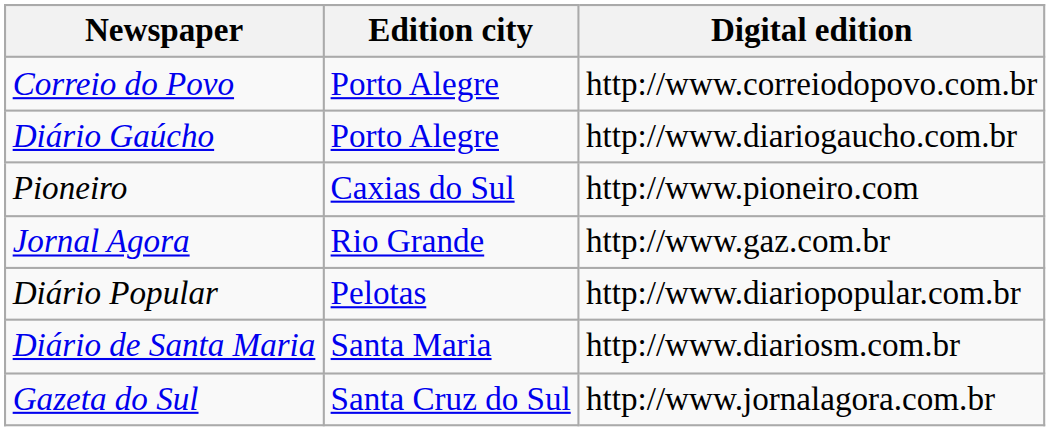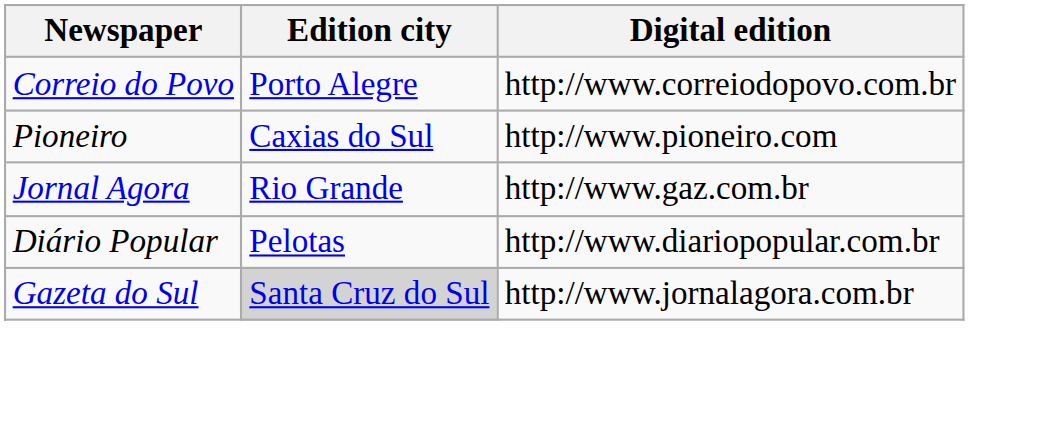- row: (113, 135)
- row: (164, 345)
(451, 398) no background -> (369, 293) lightgrey background
